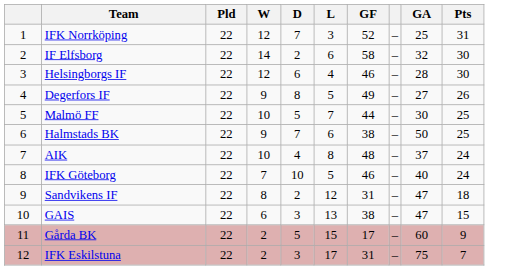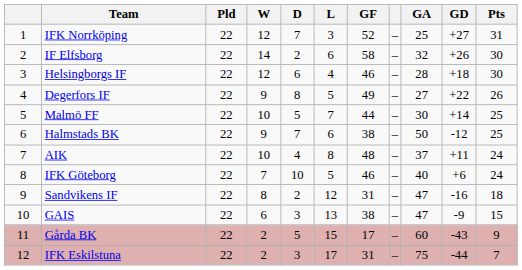+ column: (459, 14)
